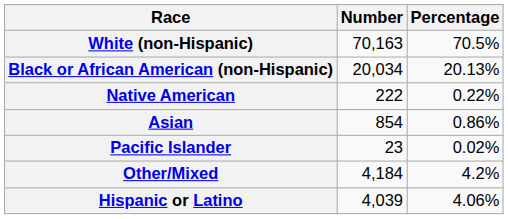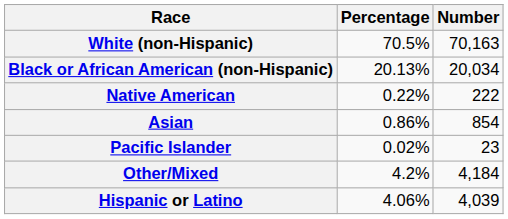columns swapped: (372, 17) <-> (455, 17)
